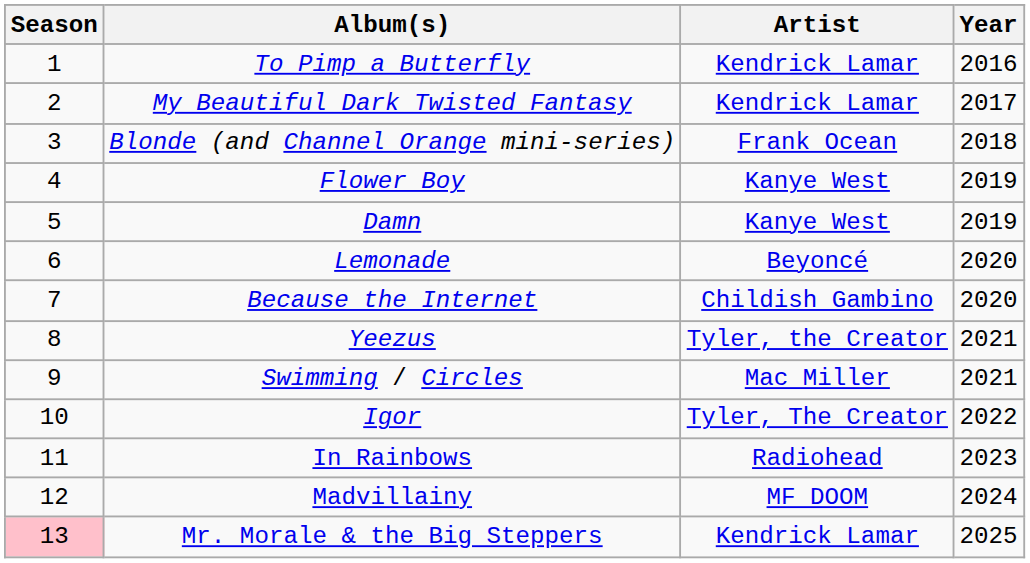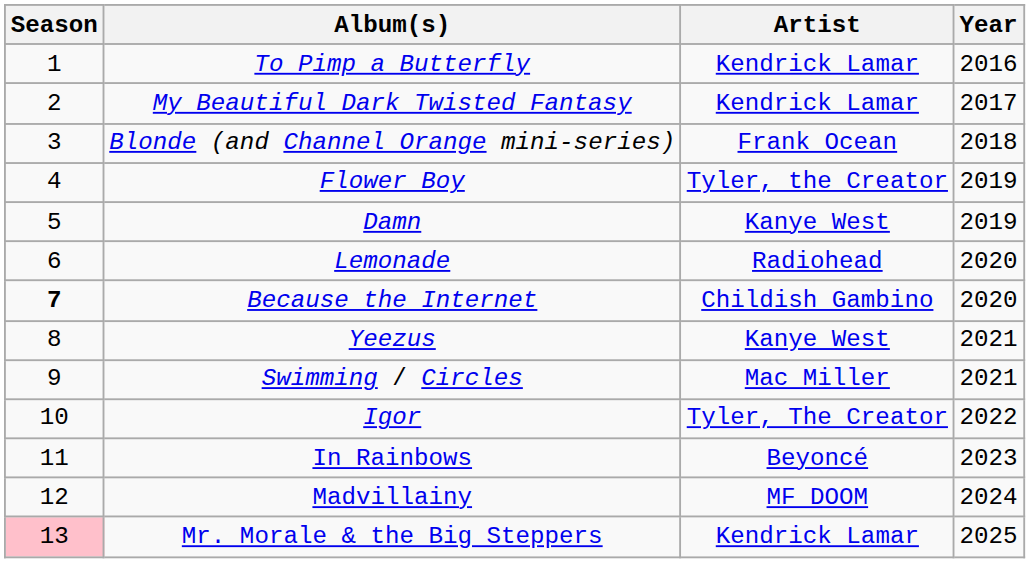(817, 182) Kanye West -> (817, 182) Tyler, the Creator
(817, 261) Beyoncé -> (817, 261) Radiohead
(54, 300) normal -> (54, 300) bold
(817, 340) Tyler, the Creator -> (817, 340) Kanye West
(817, 458) Radiohead -> (817, 458) Beyoncé
